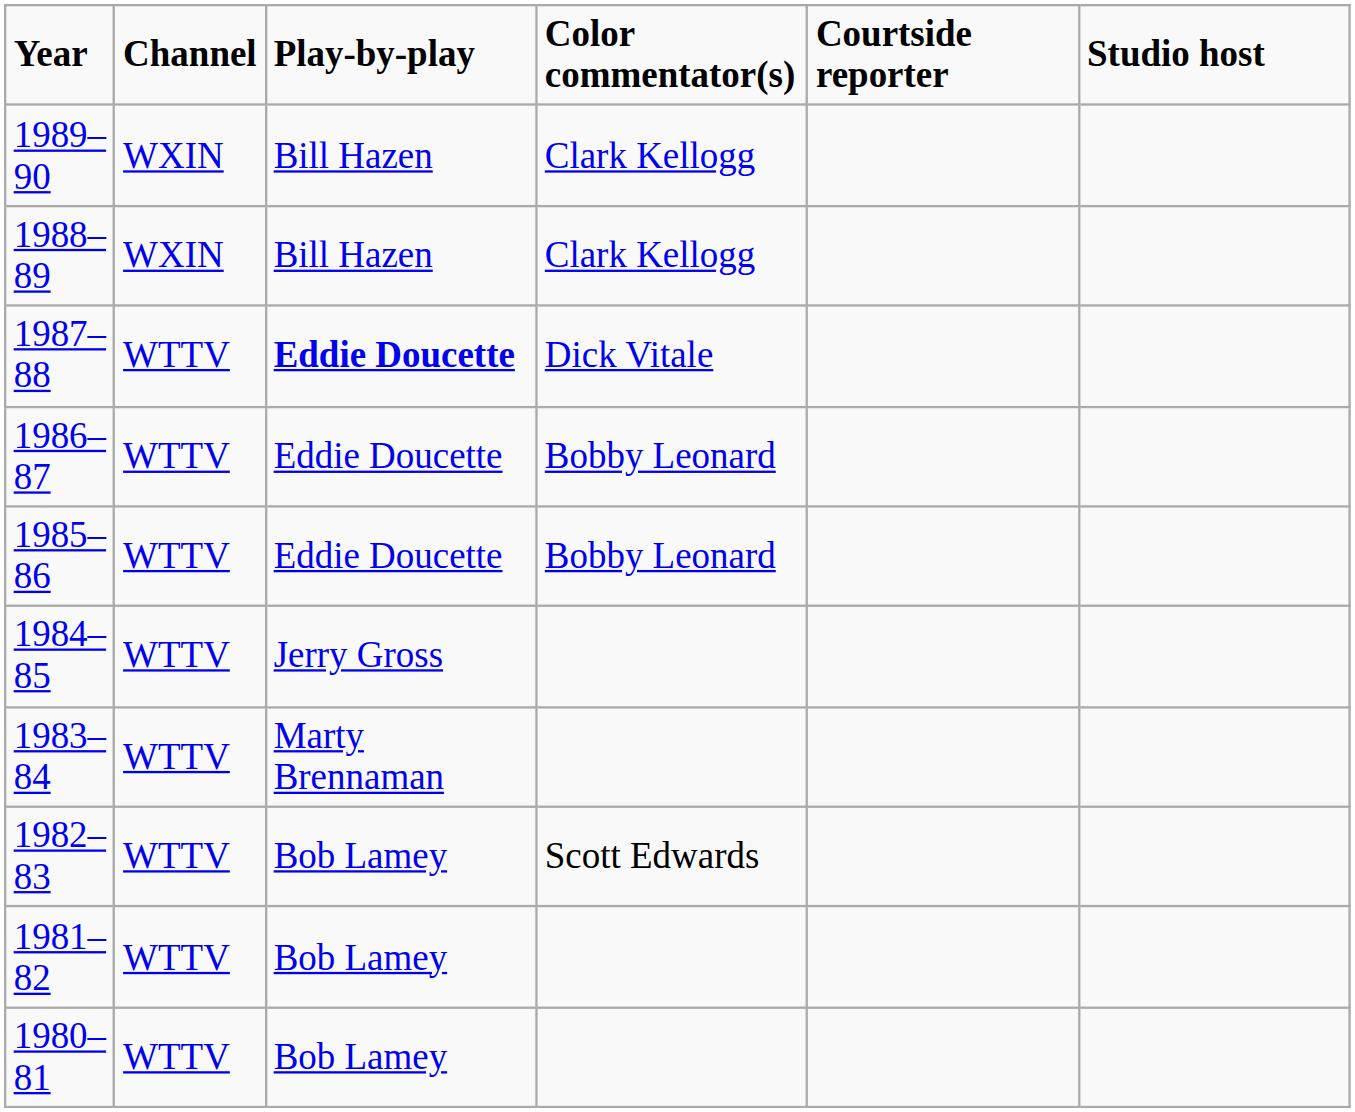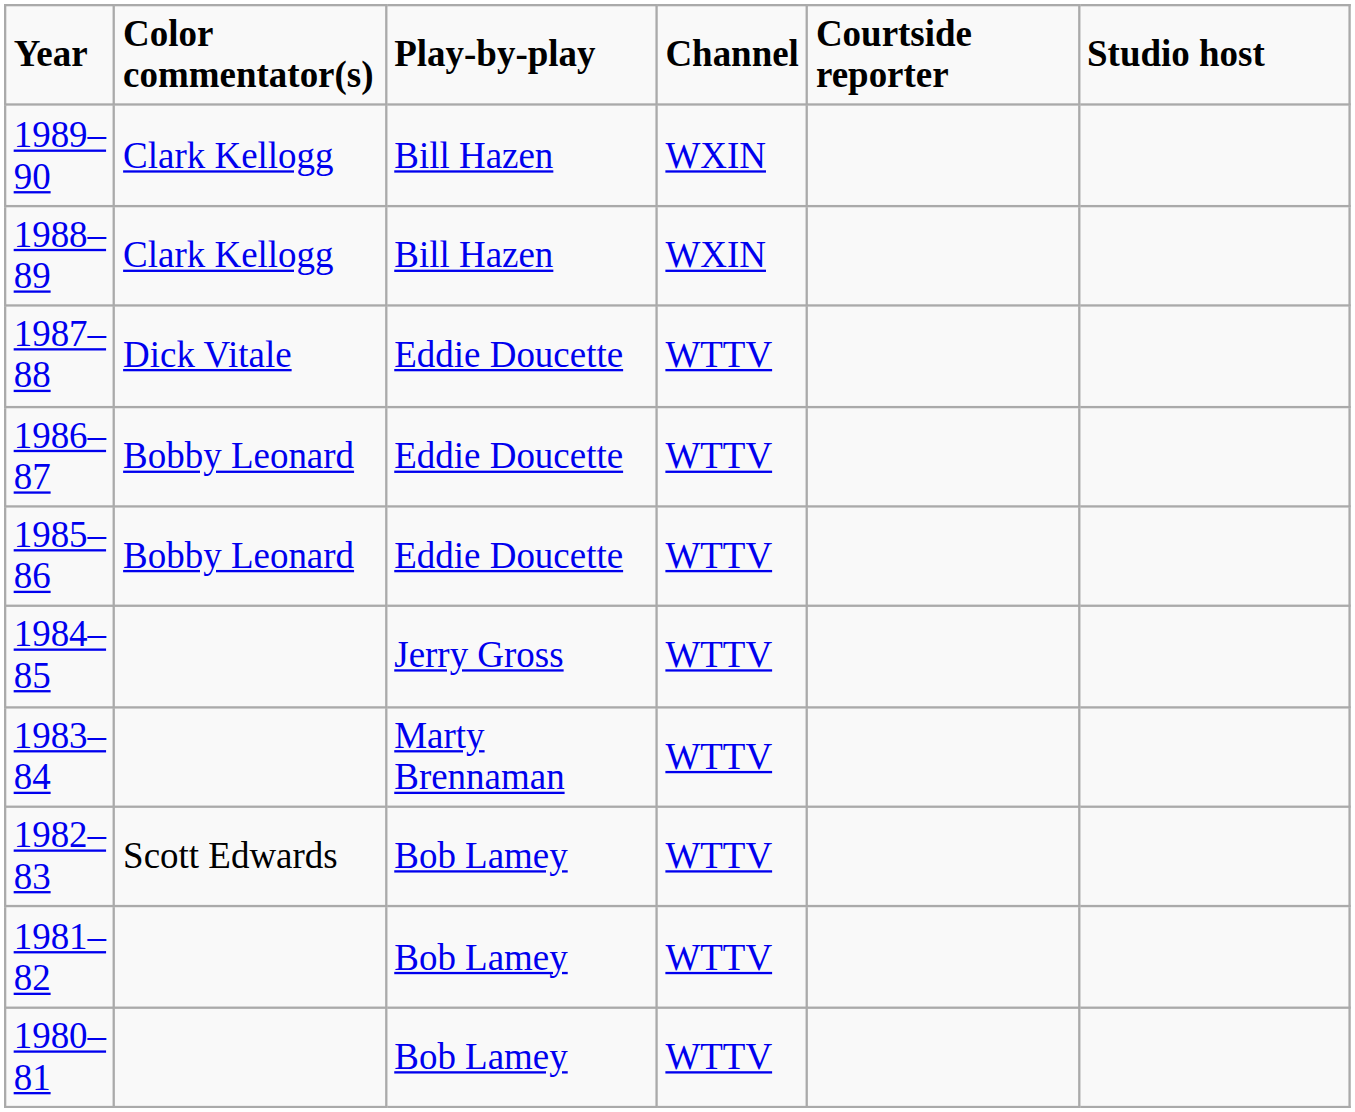columns swapped: (190, 54) <-> (670, 54)
(394, 355) bold -> (509, 355) normal
